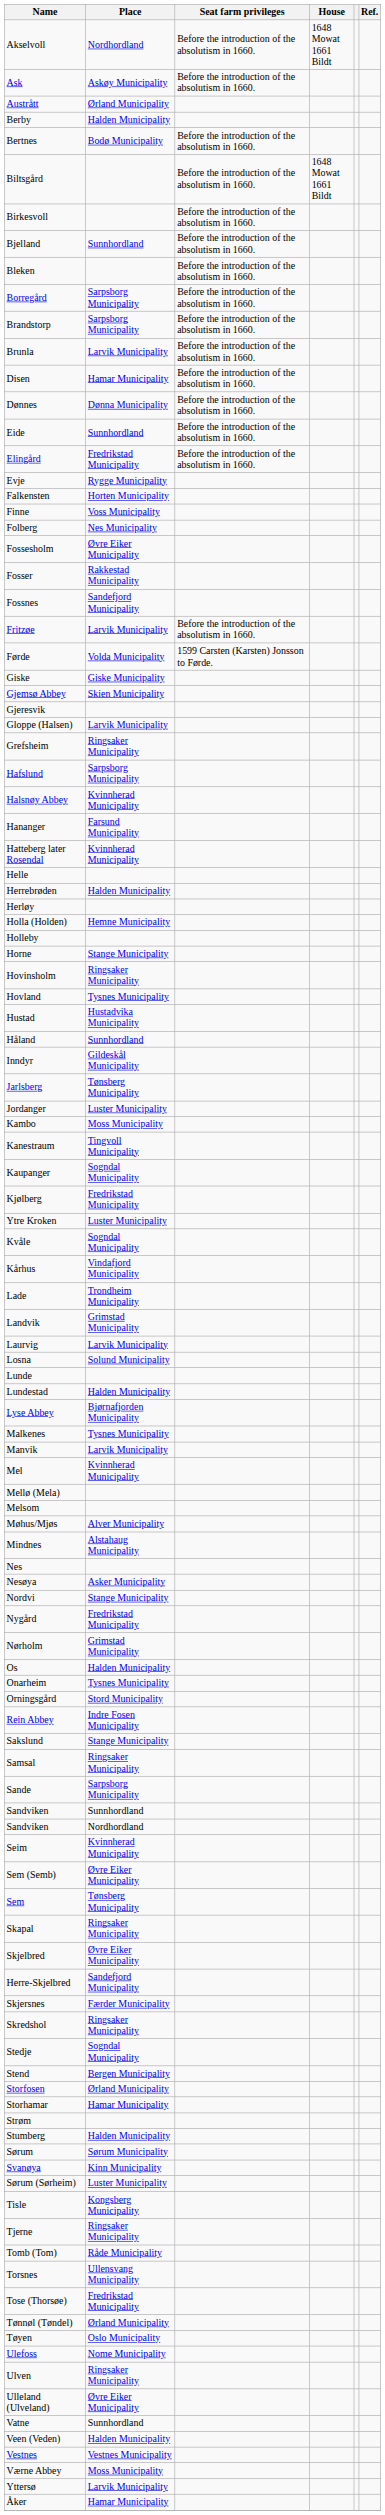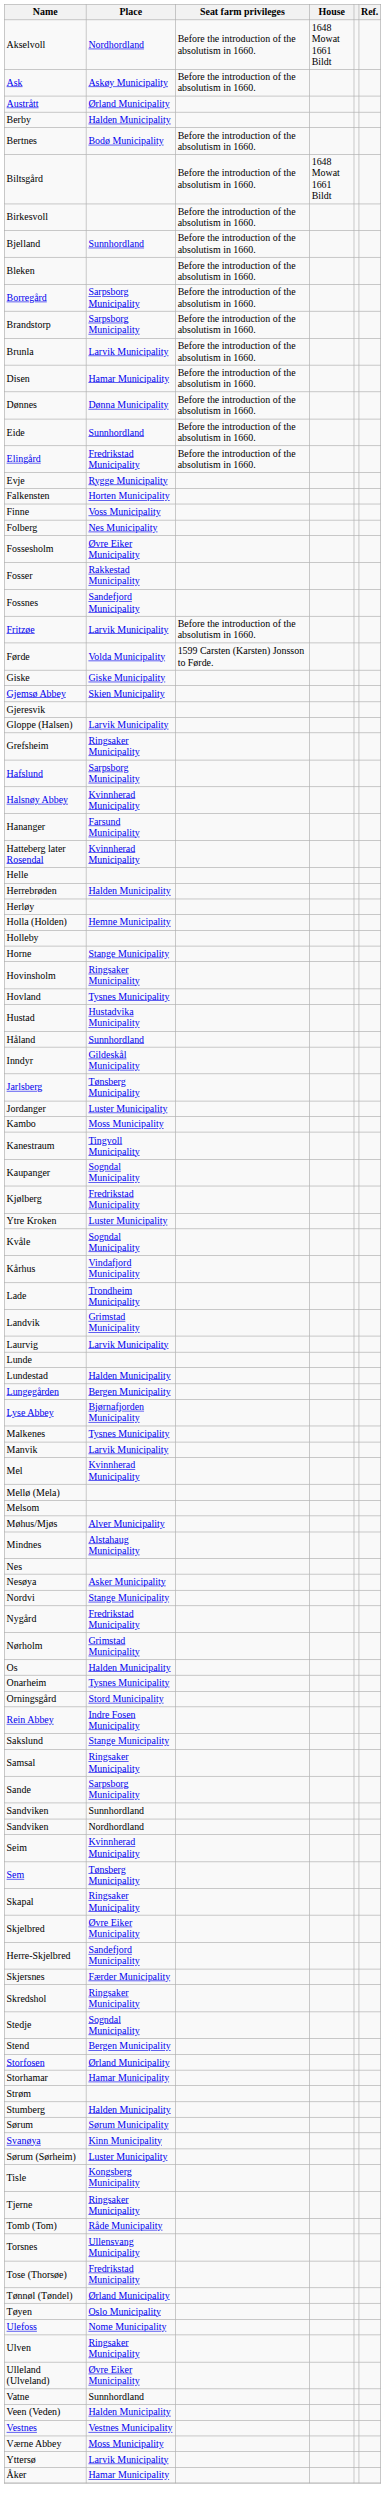- row: (19, 1360)
+ row: (33, 1391)
- row: (31, 1875)
